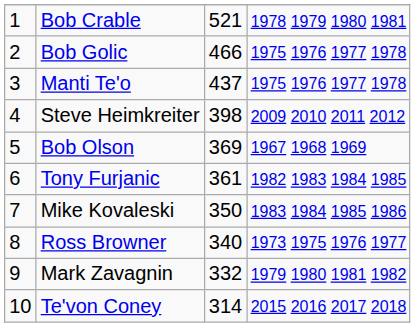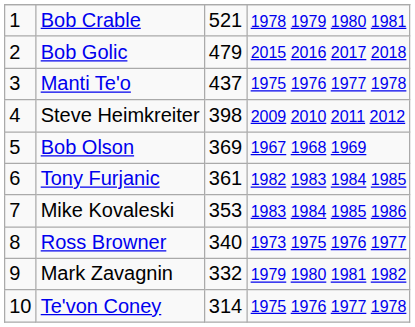(226, 52) 466 -> (226, 52) 479
(329, 52) 1975 1976 1977 1978 -> (329, 52) 2015 2016 2017 2018
(226, 210) 350 -> (226, 210) 353
(329, 306) 2015 2016 2017 2018 -> (329, 306) 1975 1976 1977 1978
